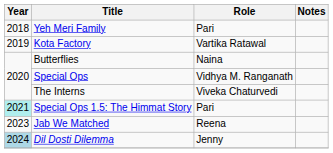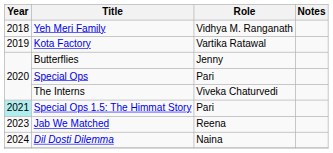(205, 28) Pari -> (245, 28) Vidhya M. Ranganath
(209, 60) Naina -> (210, 60) Jenny
(245, 76) Vidhya M. Ranganath -> (205, 76) Pari
(18, 140) lightblue background -> (18, 140) no background
(210, 140) Jenny -> (209, 140) Naina
